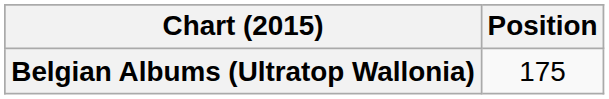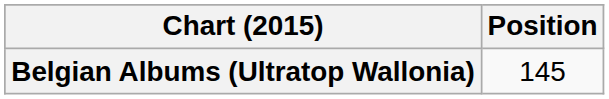(543, 70) 175 -> (543, 70) 145
